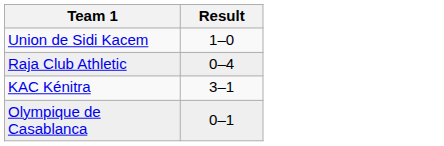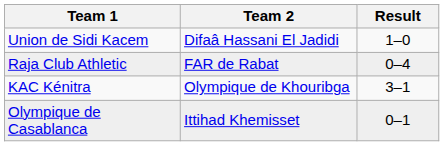+ column: (269, 16)
